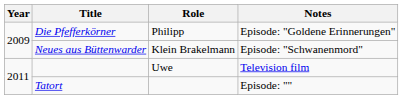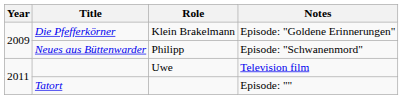(168, 31) Philipp -> (193, 31) Klein Brakelmann
(193, 49) Klein Brakelmann -> (168, 49) Philipp
